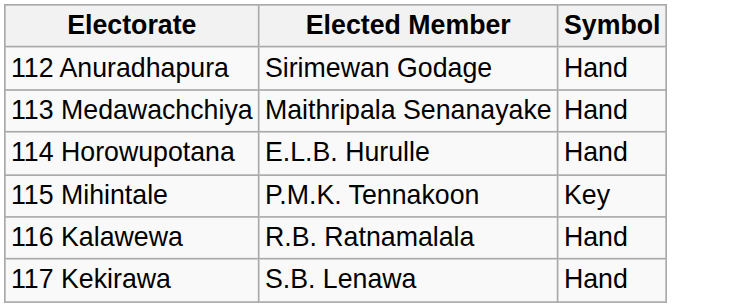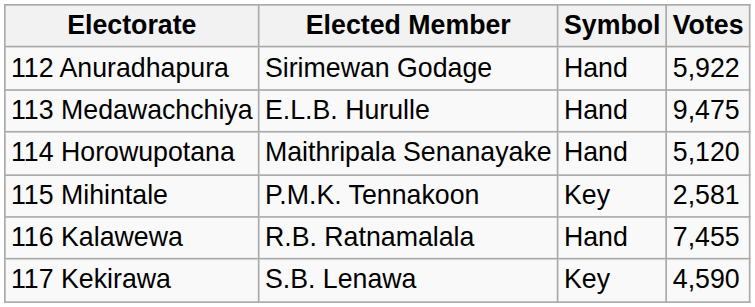+ column: (708, 25)
(408, 110) Maithripala Senanayake -> (347, 110) E.L.B. Hurulle
(347, 152) E.L.B. Hurulle -> (408, 152) Maithripala Senanayake
(596, 279) Hand -> (587, 279) Key
